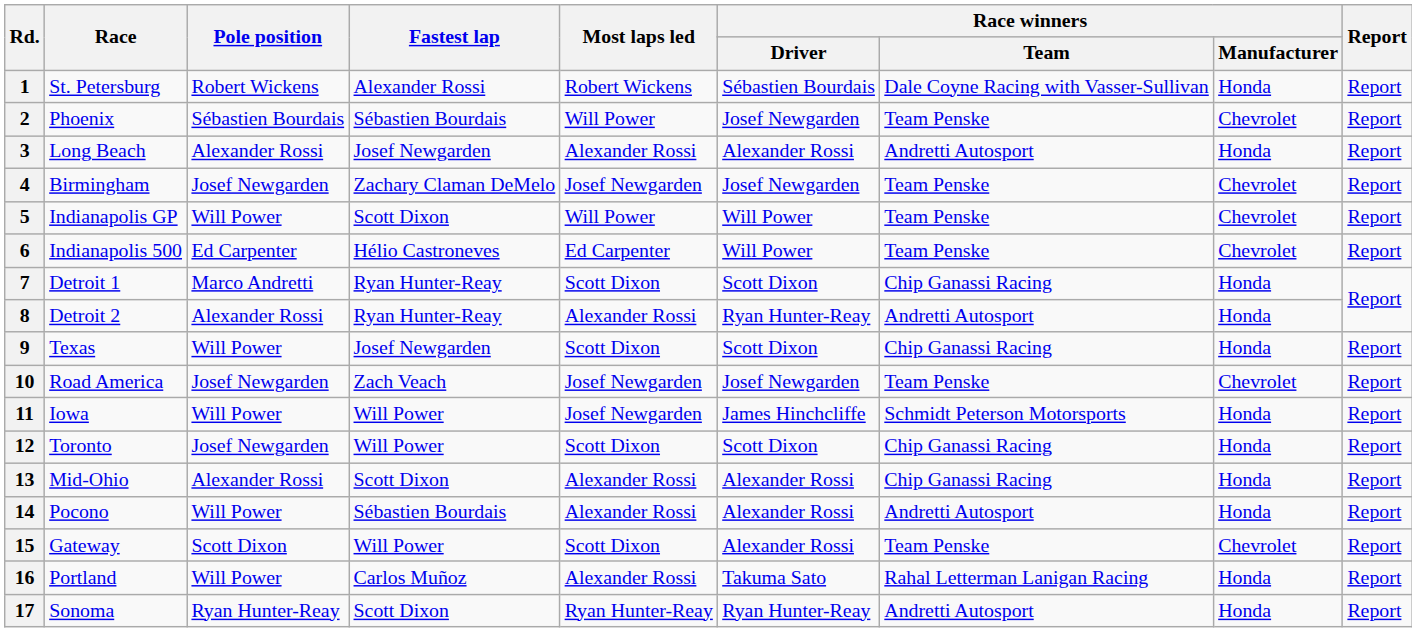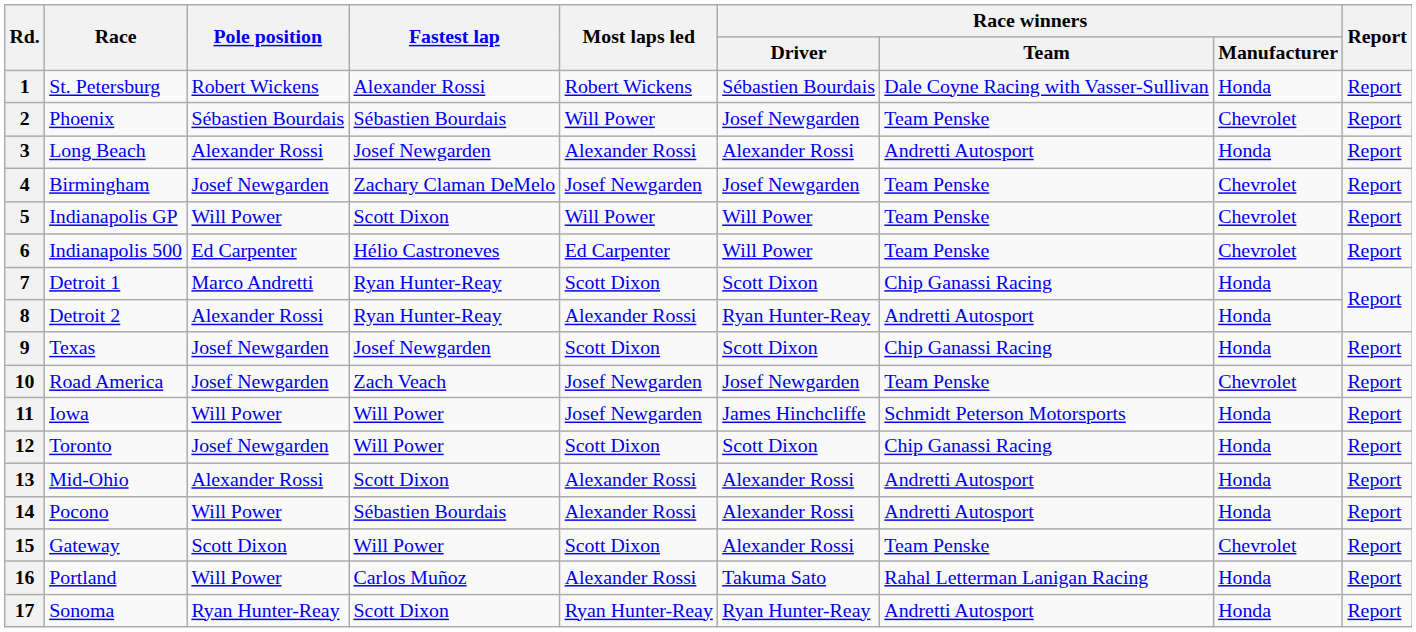(237, 348) Will Power -> (260, 348) Josef Newgarden
(968, 479) Chip Ganassi Racing -> (959, 479) Andretti Autosport
